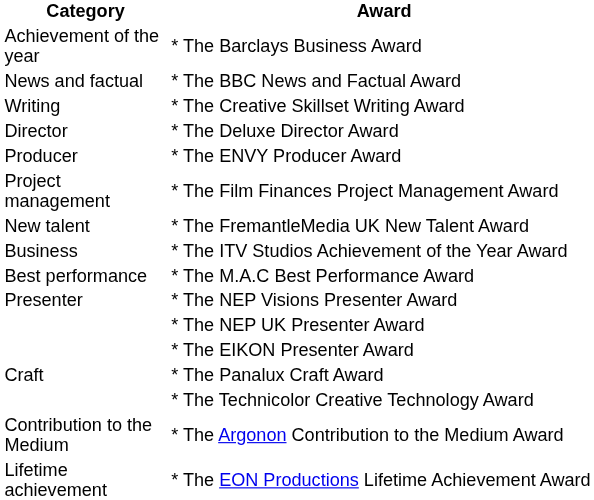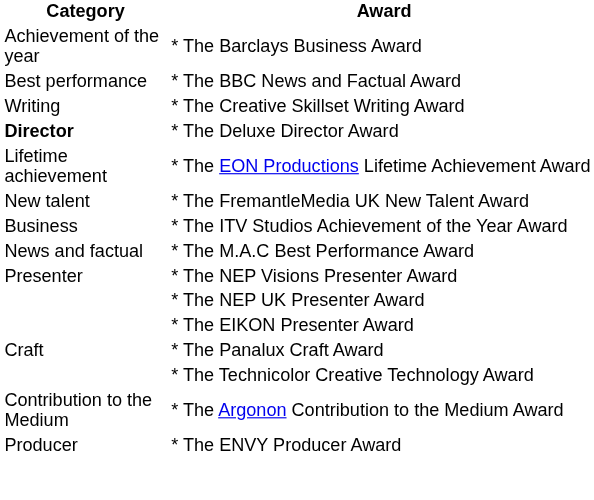(74, 81) News and factual -> (76, 81) Best performance
(36, 131) normal -> (39, 131) bold
rows swapped: (286, 156) <-> (381, 480)
- row: (365, 191)
(76, 275) Best performance -> (74, 251) News and factual
